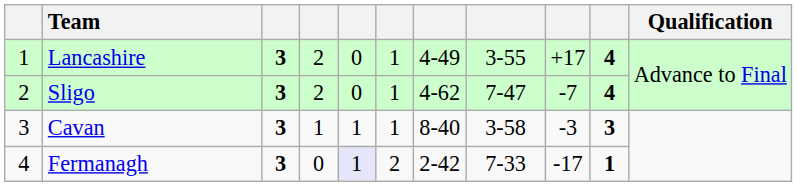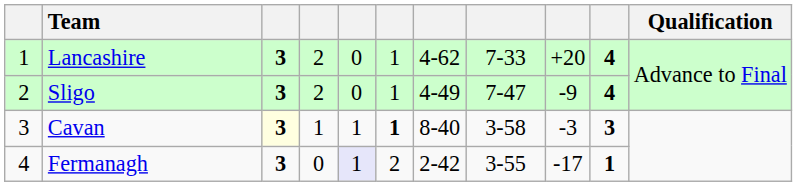(440, 57) 4-49 -> (440, 57) 4-62
(506, 57) 3-55 -> (506, 57) 7-33
(568, 57) +17 -> (568, 57) +20
(440, 92) 4-62 -> (440, 92) 4-49
(568, 92) -7 -> (568, 92) -9
(281, 127) no background -> (281, 127) lightyellow background
(395, 127) normal -> (395, 127) bold
(506, 163) 7-33 -> (506, 163) 3-55
